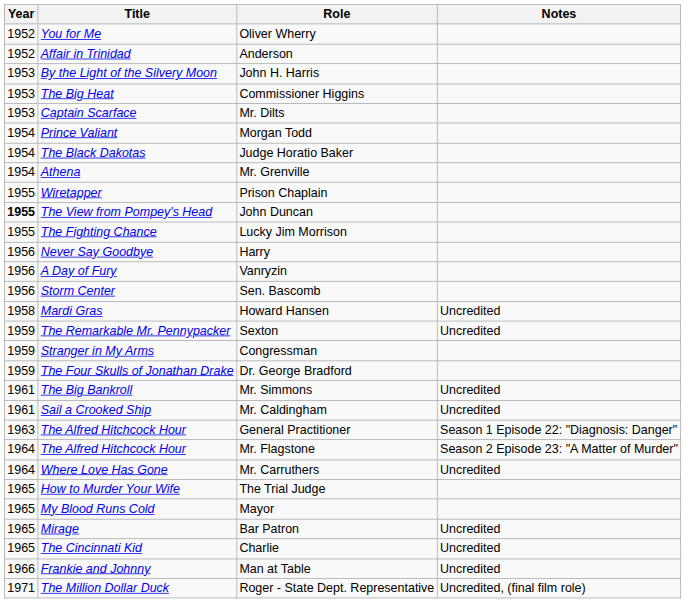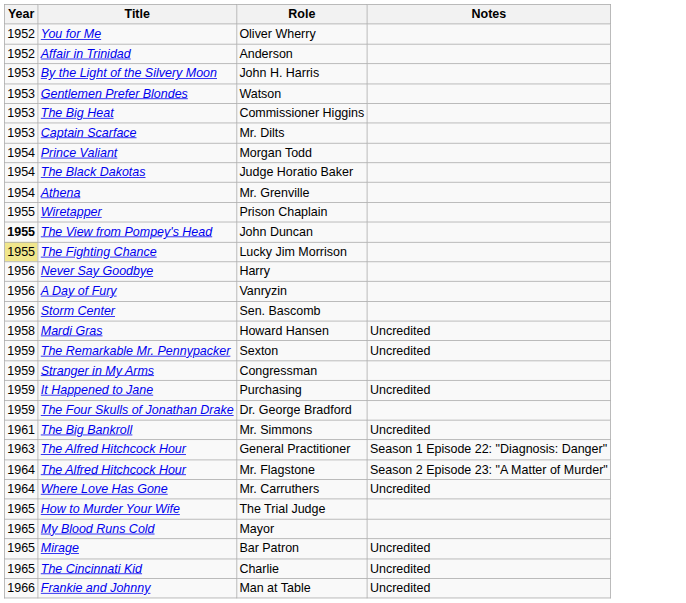+ row: (260, 93)
(21, 232) no background -> (21, 251) khaki background
+ row: (271, 390)
- row: (283, 410)
- row: (337, 588)
